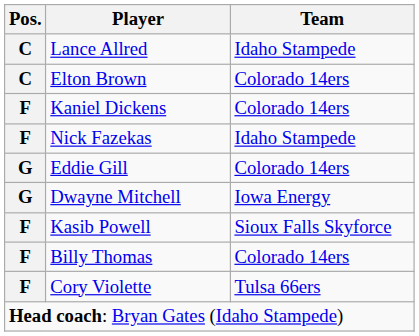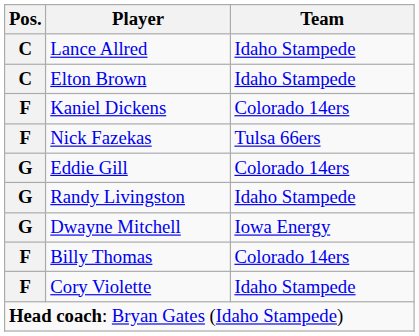(292, 78) Colorado 14ers -> (295, 78) Idaho Stampede
(295, 138) Idaho Stampede -> (277, 138) Tulsa 66ers
+ row: (118, 197)
- row: (100, 227)
(277, 286) Tulsa 66ers -> (295, 286) Idaho Stampede
